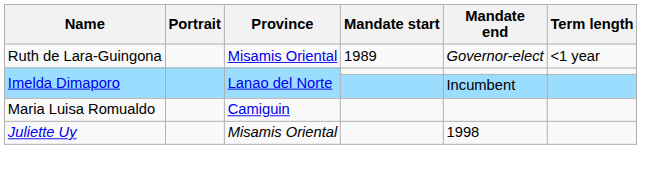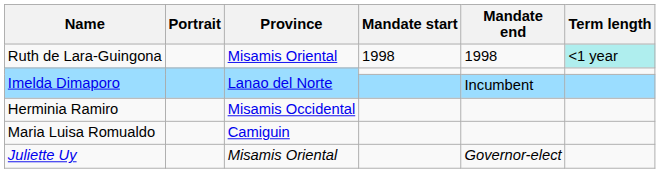(360, 56) 1989 -> (378, 56) 1998
(495, 56) Governor-elect -> (481, 56) 1998
(575, 56) no background -> (593, 56) paleturquoise background
+ row: (63, 109)
(463, 132) 1998 -> (513, 156) Governor-elect
